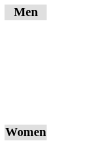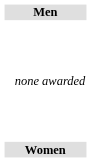+ row: (5, 81)
